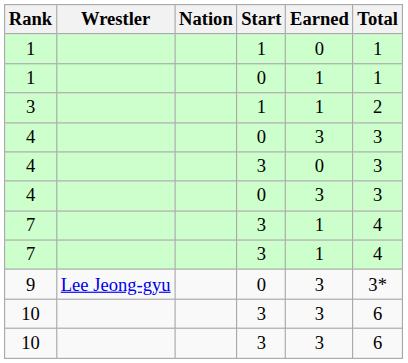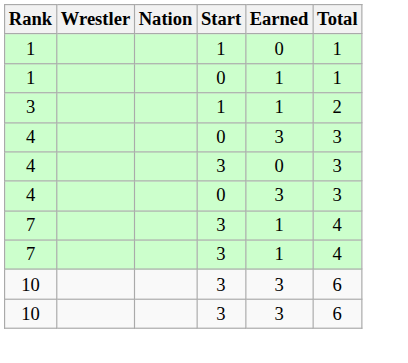- row: (31, 284)
